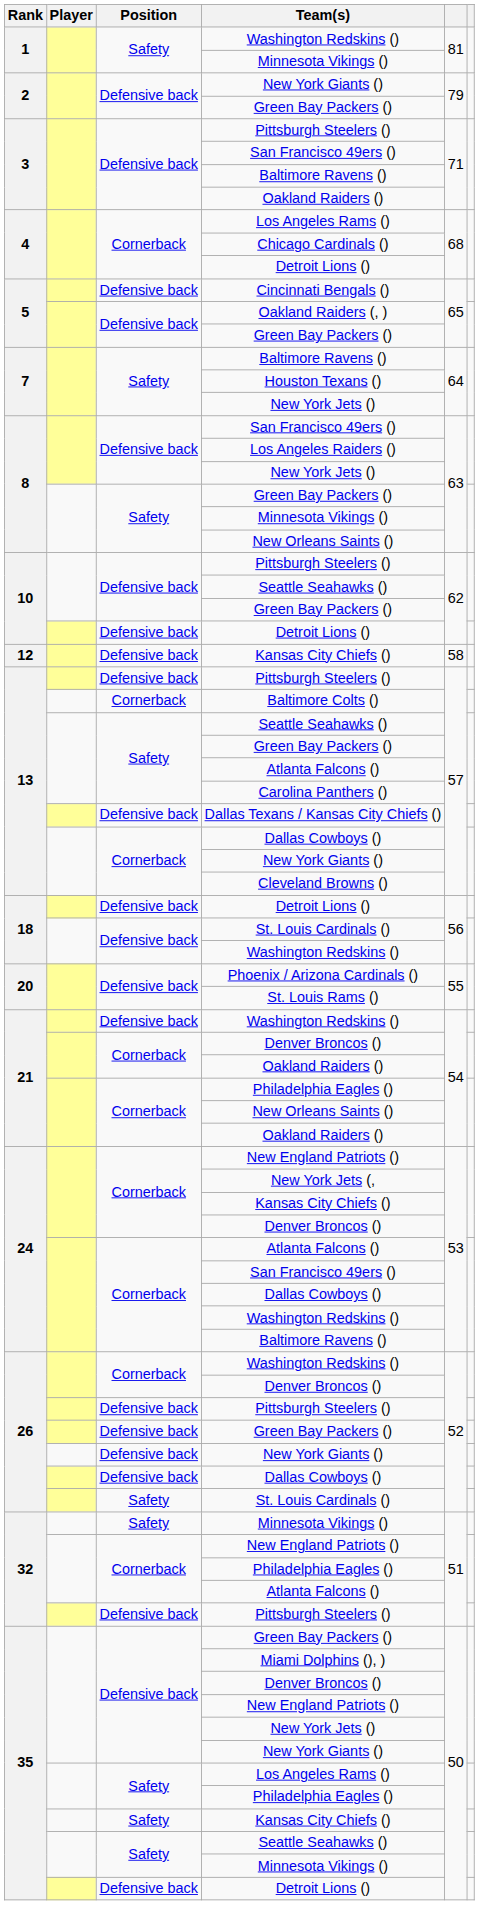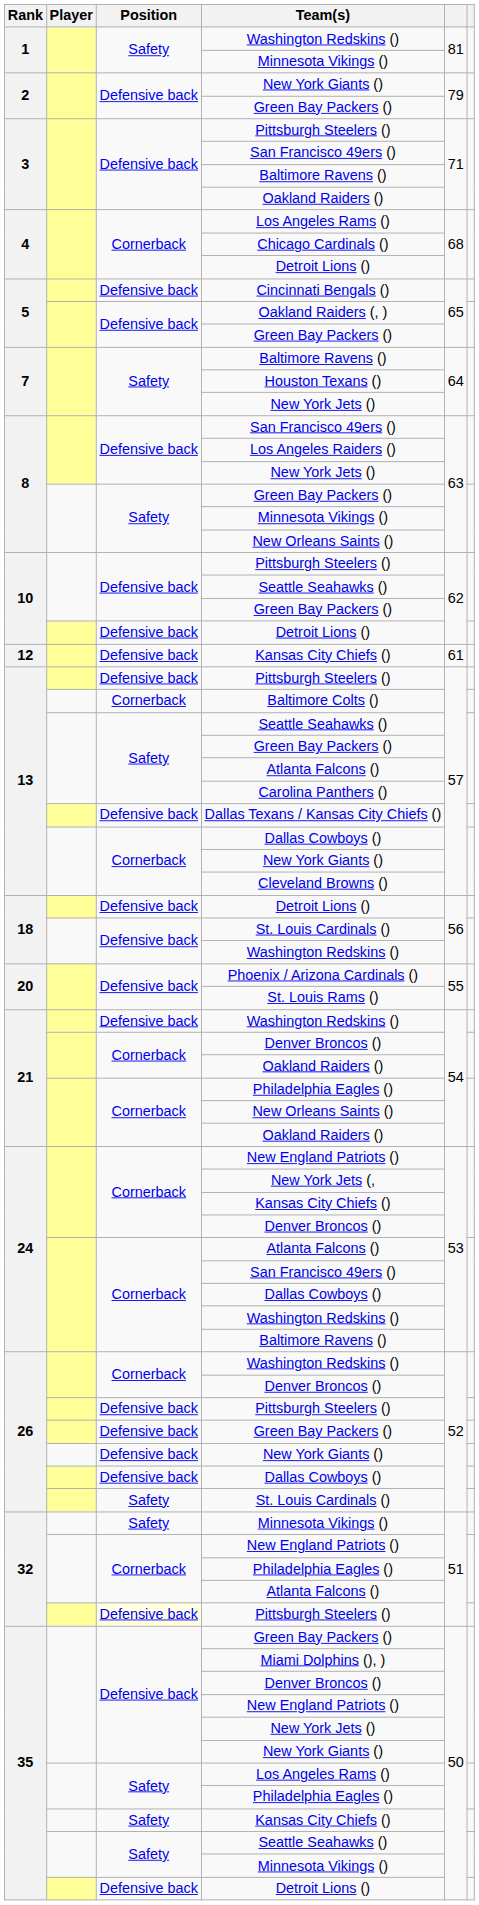(456, 655) 58 -> (456, 655) 61
(149, 1614) no background -> (149, 1614) lightyellow background
